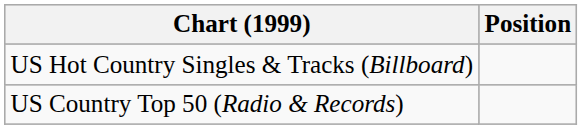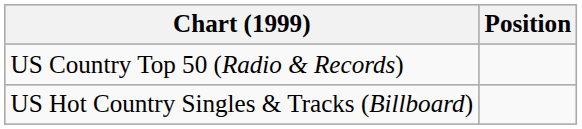rows swapped: (242, 64) <-> (207, 104)
